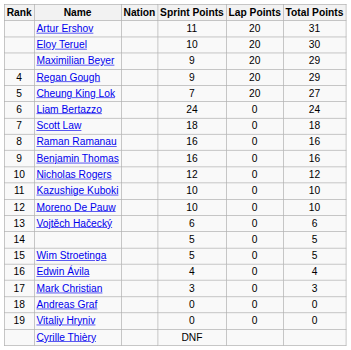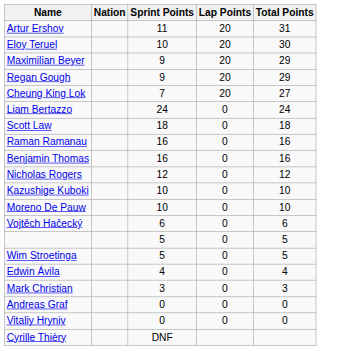- column: (19, 12)
